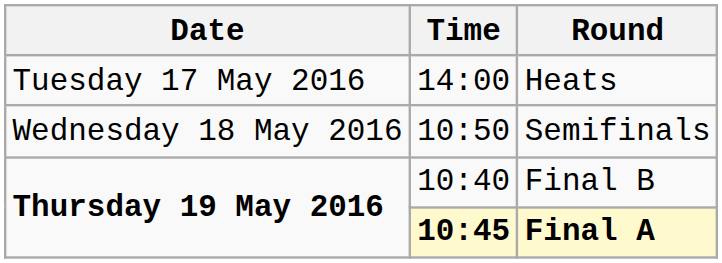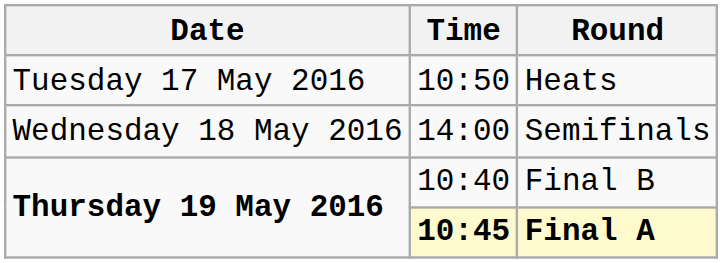(464, 81) 14:00 -> (464, 81) 10:50
(464, 131) 10:50 -> (464, 131) 14:00
